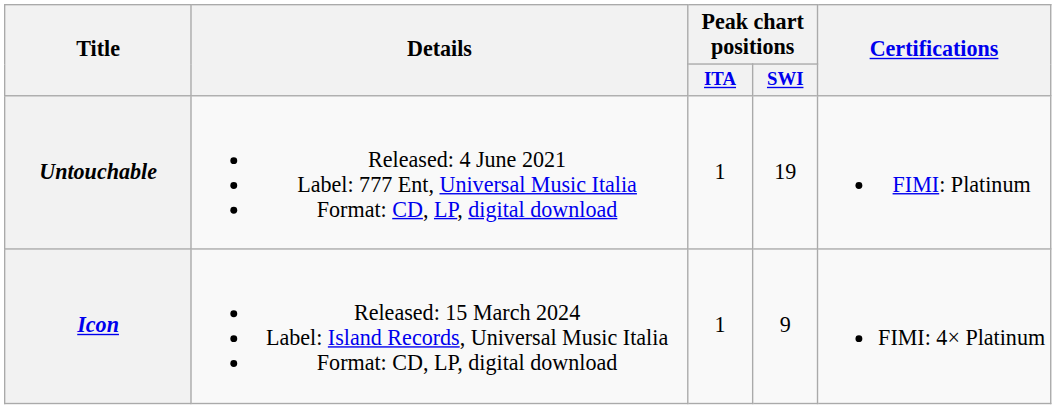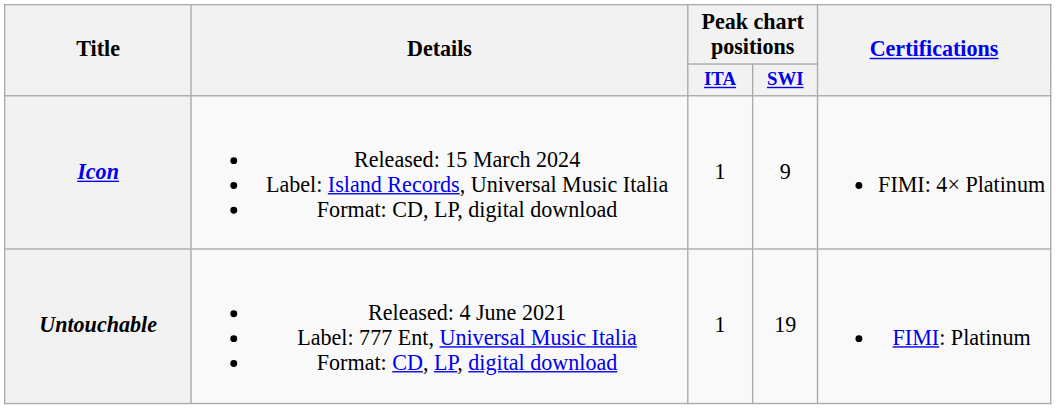rows swapped: (98, 172) <-> (98, 325)
